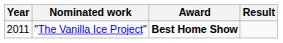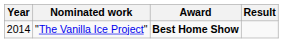(18, 29) 2011 -> (19, 29) 2014
